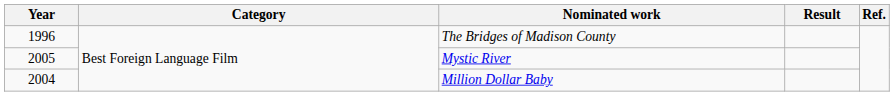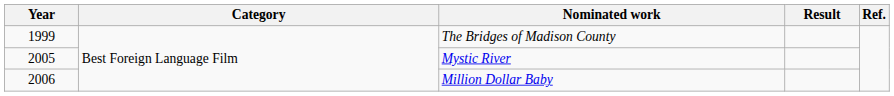(42, 36) 1996 -> (42, 36) 1999
(42, 79) 2004 -> (42, 79) 2006
